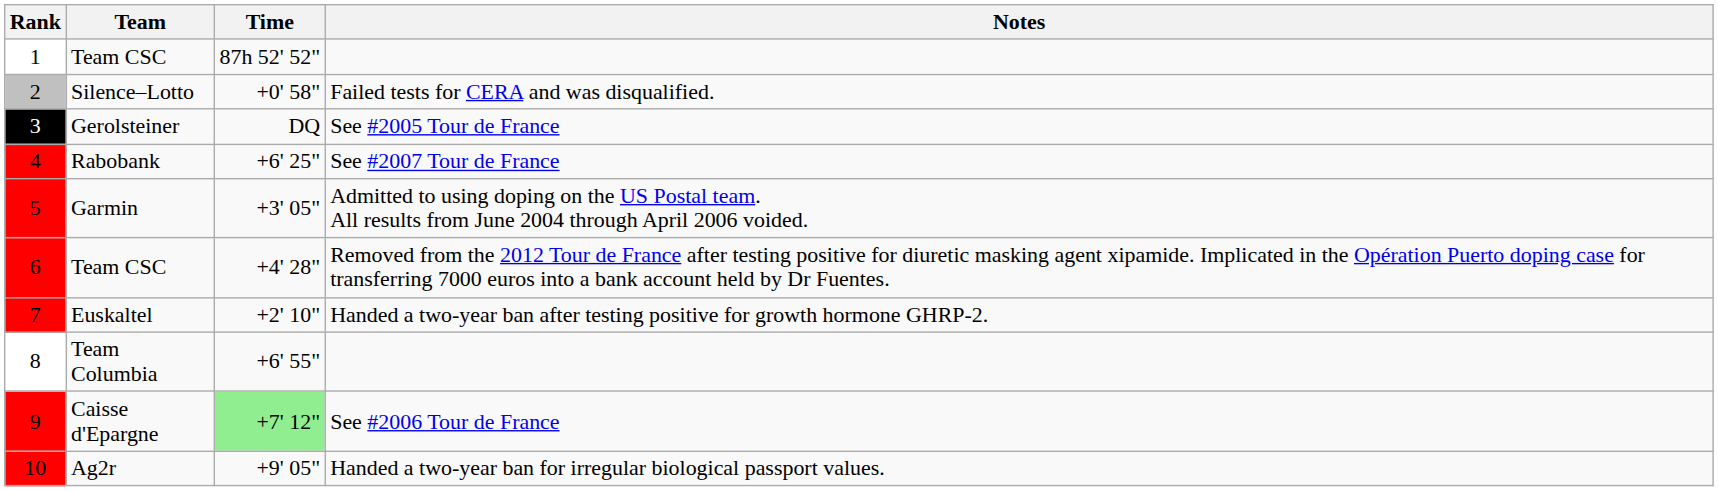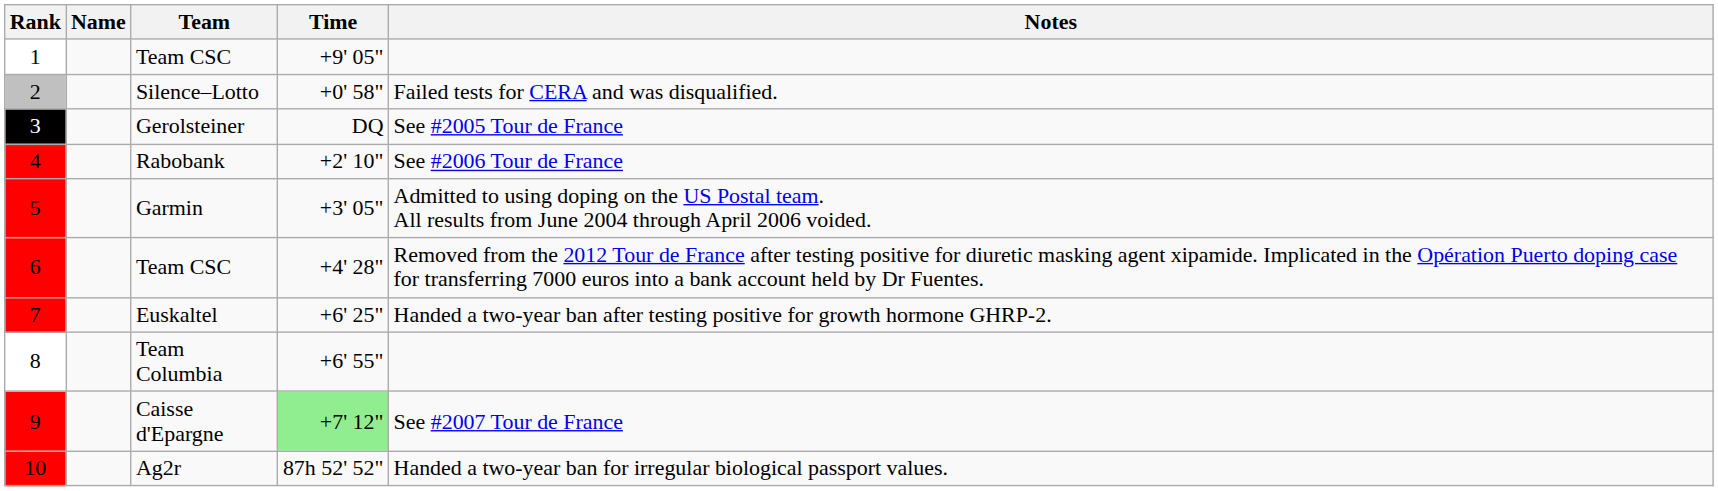+ column: (98, 21)
(270, 56) 87h 52' 52" -> (352, 56) +9' 05"
(288, 160) +6' 25" -> (352, 160) +2' 10"
(445, 160) See #2007 Tour de France -> (508, 160) See #2006 Tour de France
(288, 314) +2' 10" -> (352, 314) +6' 25"
(445, 421) See #2006 Tour de France -> (508, 421) See #2007 Tour de France
(288, 468) +9' 05" -> (333, 468) 87h 52' 52"
